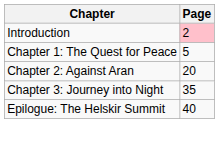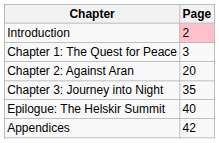(186, 52) 5 -> (186, 52) 3
+ row: (38, 128)
